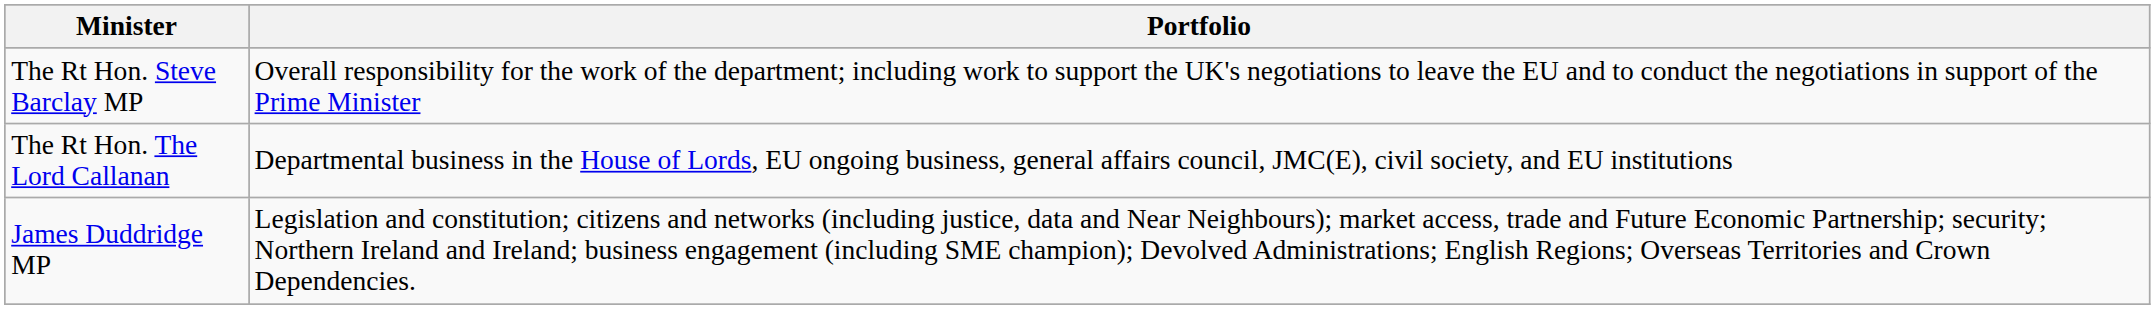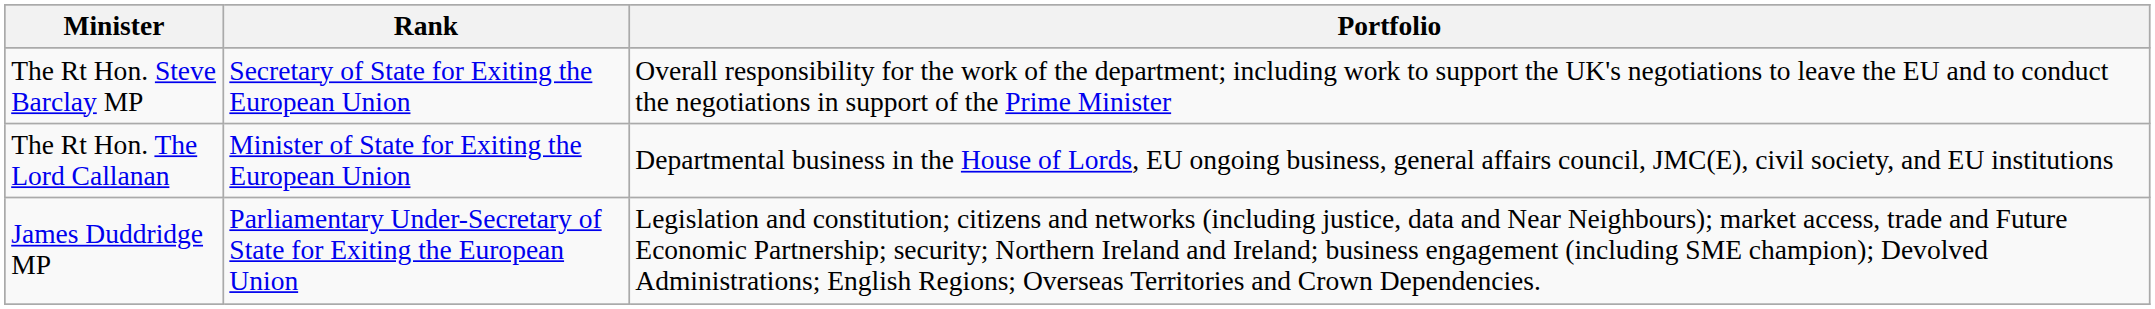+ column: (426, 26)
